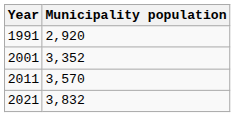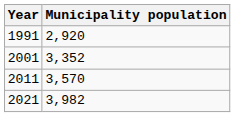(65, 101) 3,832 -> (65, 101) 3,982
